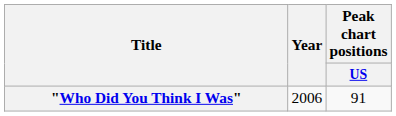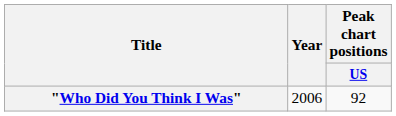(358, 98) 91 -> (358, 98) 92
